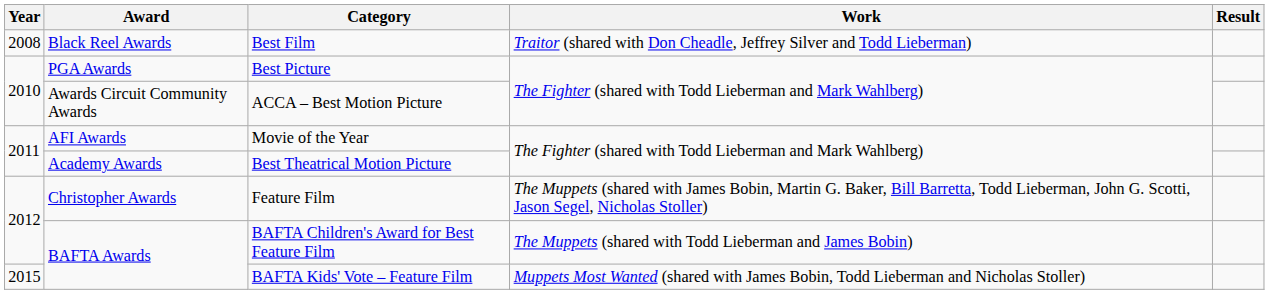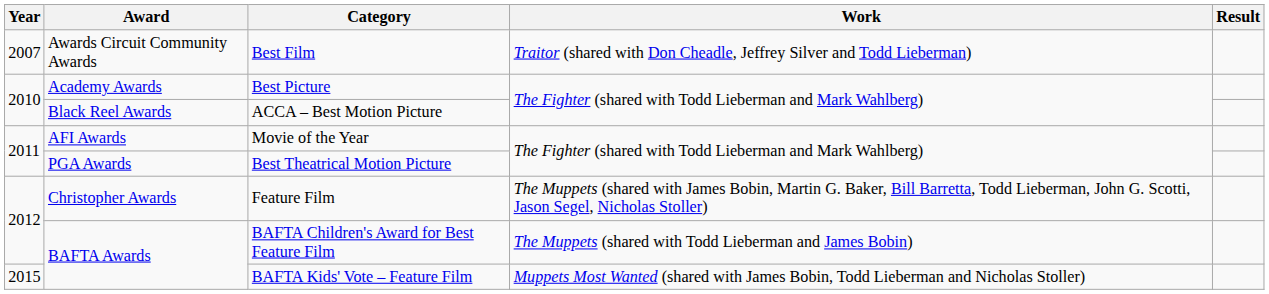(24, 42) 2008 -> (24, 52) 2007
(110, 42) Black Reel Awards -> (137, 52) Awards Circuit Community Awards
(90, 68) PGA Awards -> (105, 86) Academy Awards
(137, 103) Awards Circuit Community Awards -> (110, 112) Black Reel Awards
(105, 163) Academy Awards -> (90, 163) PGA Awards
